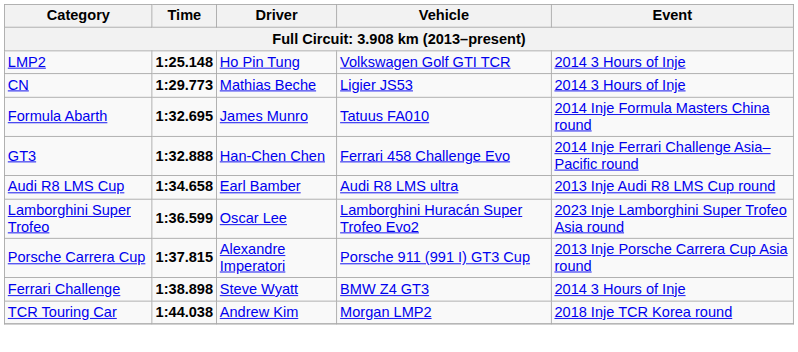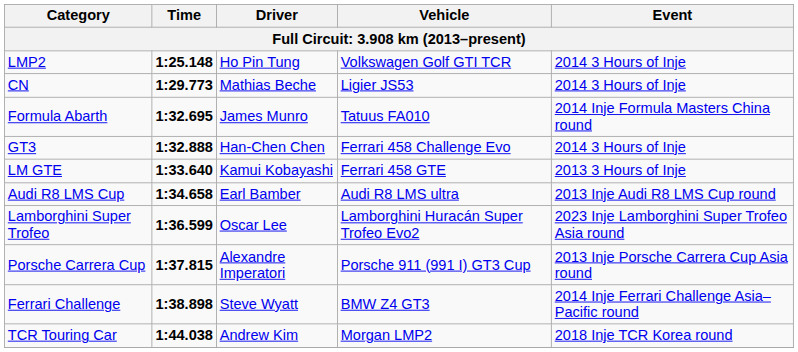(662, 156) 2014 Inje Ferrari Challenge Asia–Pacific round -> (620, 147) 2014 3 Hours of Inje
+ row: (35, 170)
(620, 289) 2014 3 Hours of Inje -> (663, 304) 2014 Inje Ferrari Challenge Asia–Pacific round
